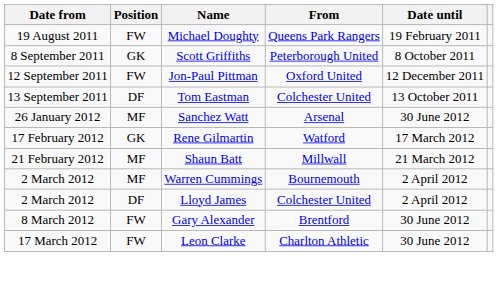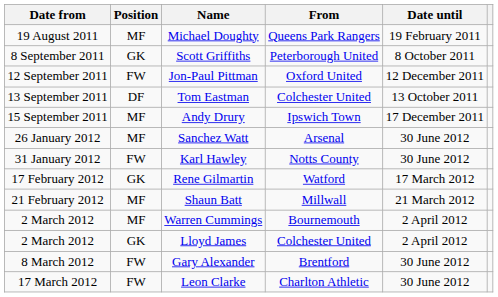(136, 35) FW -> (136, 35) MF
+ row: (213, 117)
+ row: (213, 158)
(136, 199) DF -> (136, 240) GK
